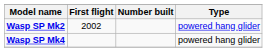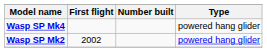rows swapped: (36, 26) <-> (36, 41)
